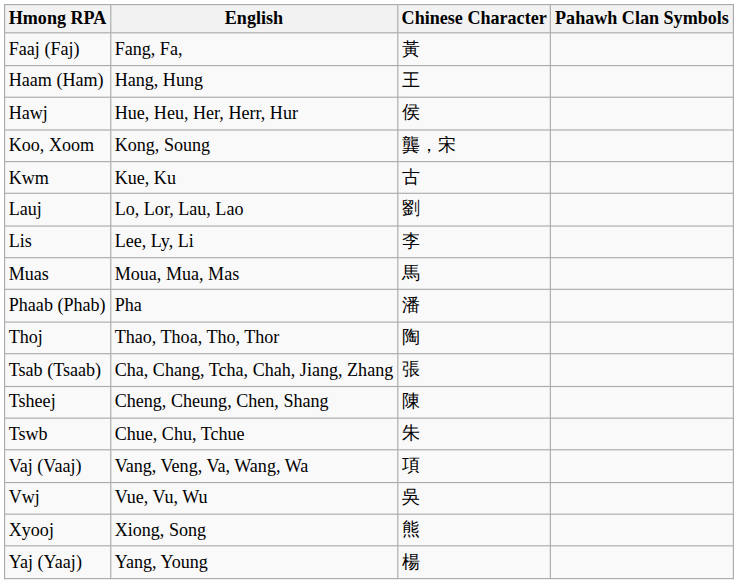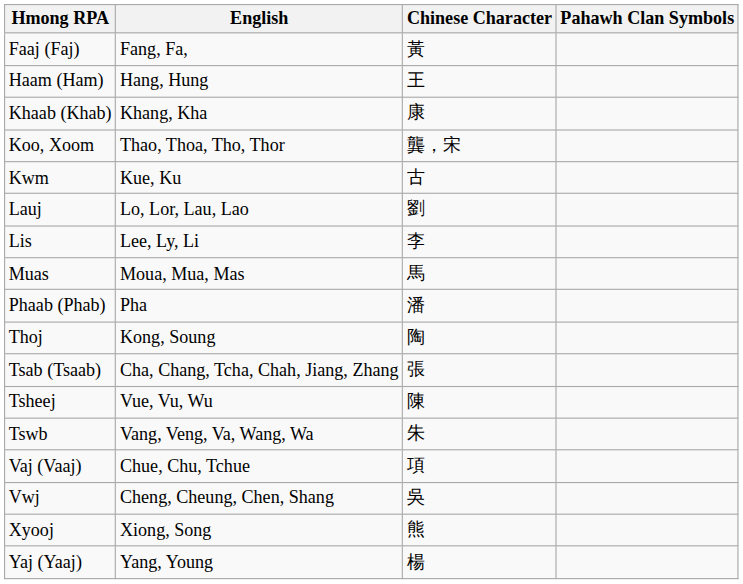- row: (28, 113)
+ row: (60, 113)
(162, 145) Kong, Soung -> (202, 145) Thao, Thoa, Tho, Thor
(197, 337) Thao, Thoa, Tho, Thor -> (168, 337) Kong, Soung
(222, 401) Cheng, Cheung, Chen, Shang -> (166, 401) Vue, Vu, Wu
(180, 433) Chue, Chu, Tchue -> (217, 433) Vang, Veng, Va, Wang, Wa
(211, 466) Vang, Veng, Va, Wang, Wa -> (185, 466) Chue, Chu, Tchue
(161, 498) Vue, Vu, Wu -> (227, 498) Cheng, Cheung, Chen, Shang
